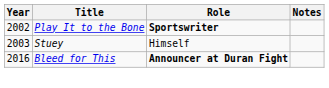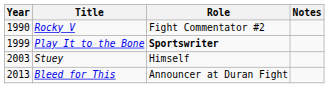+ row: (55, 28)
(18, 28) 2002 -> (18, 44) 1999
(18, 59) 2016 -> (18, 75) 2013
(219, 59) bold -> (219, 75) normal
